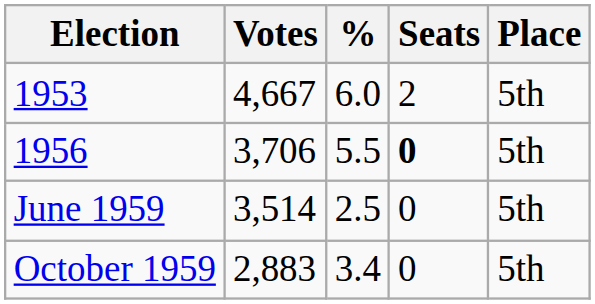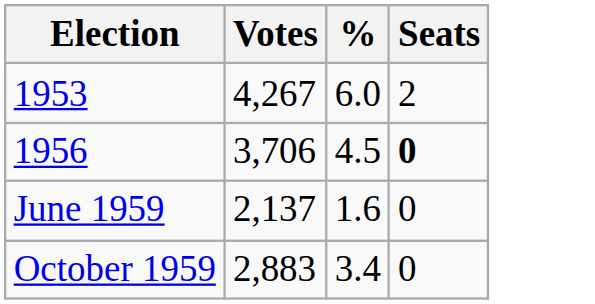- column: (539, 33)
(274, 92) 4,667 -> (274, 92) 4,267
(358, 151) 5.5 -> (358, 151) 4.5
(274, 209) 3,514 -> (274, 209) 2,137
(358, 209) 2.5 -> (358, 209) 1.6
